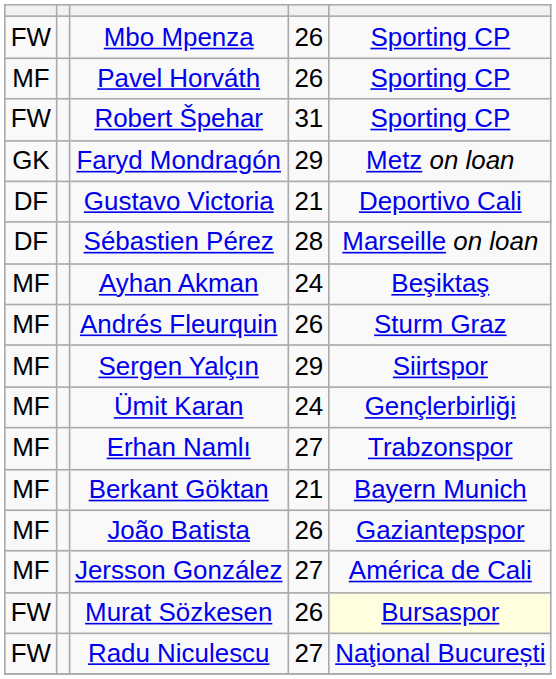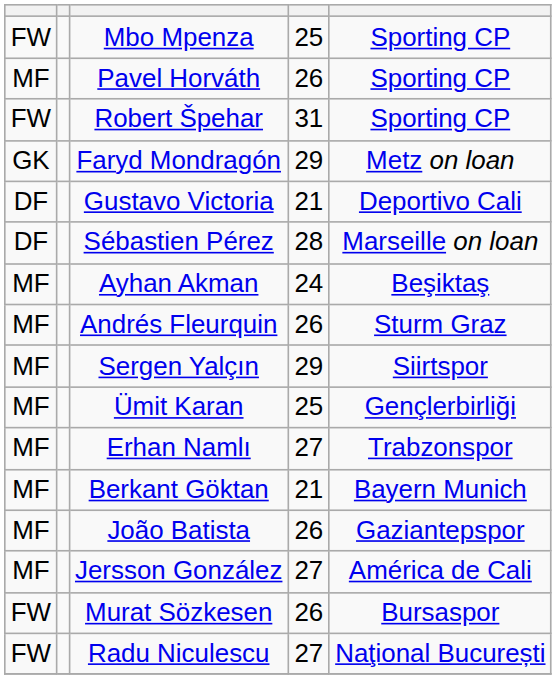(309, 37) 26 -> (309, 37) 25
(309, 406) 24 -> (309, 406) 25
(440, 612) lightyellow background -> (440, 612) no background
